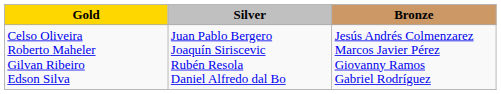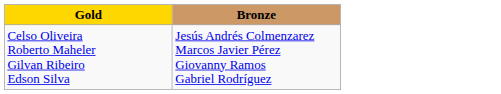- column: (250, 14)
